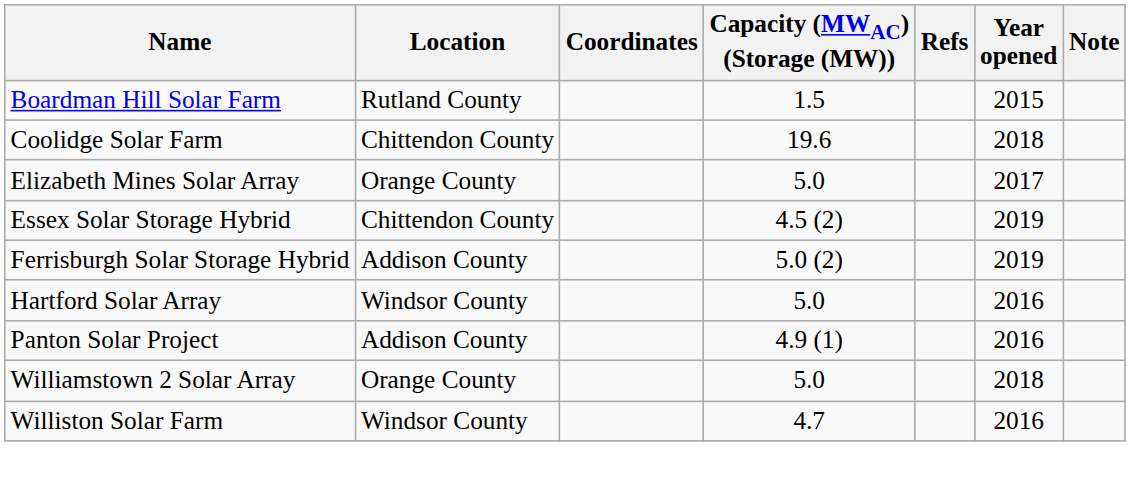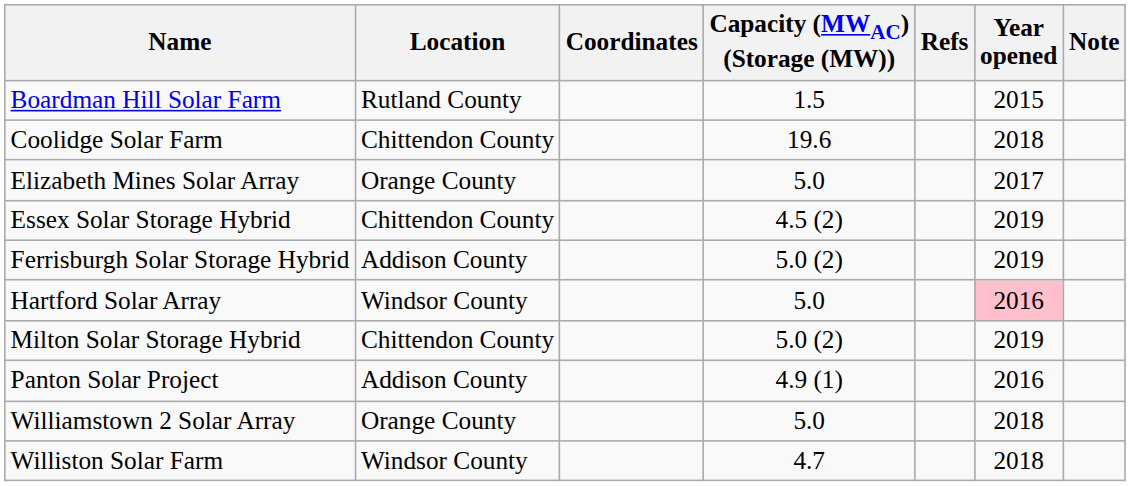(1019, 300) no background -> (1019, 300) pink background
+ row: (156, 340)
(1019, 420) 2016 -> (1019, 460) 2018
